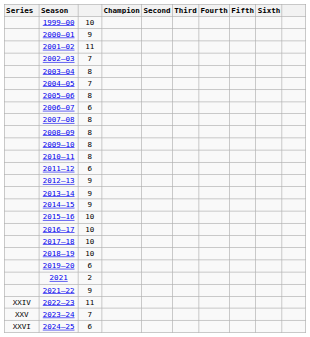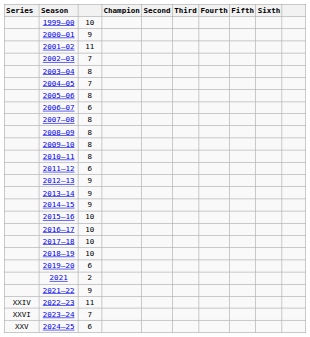(22, 315) XXV -> (22, 315) XXVI
(22, 327) XXVI -> (22, 327) XXV
